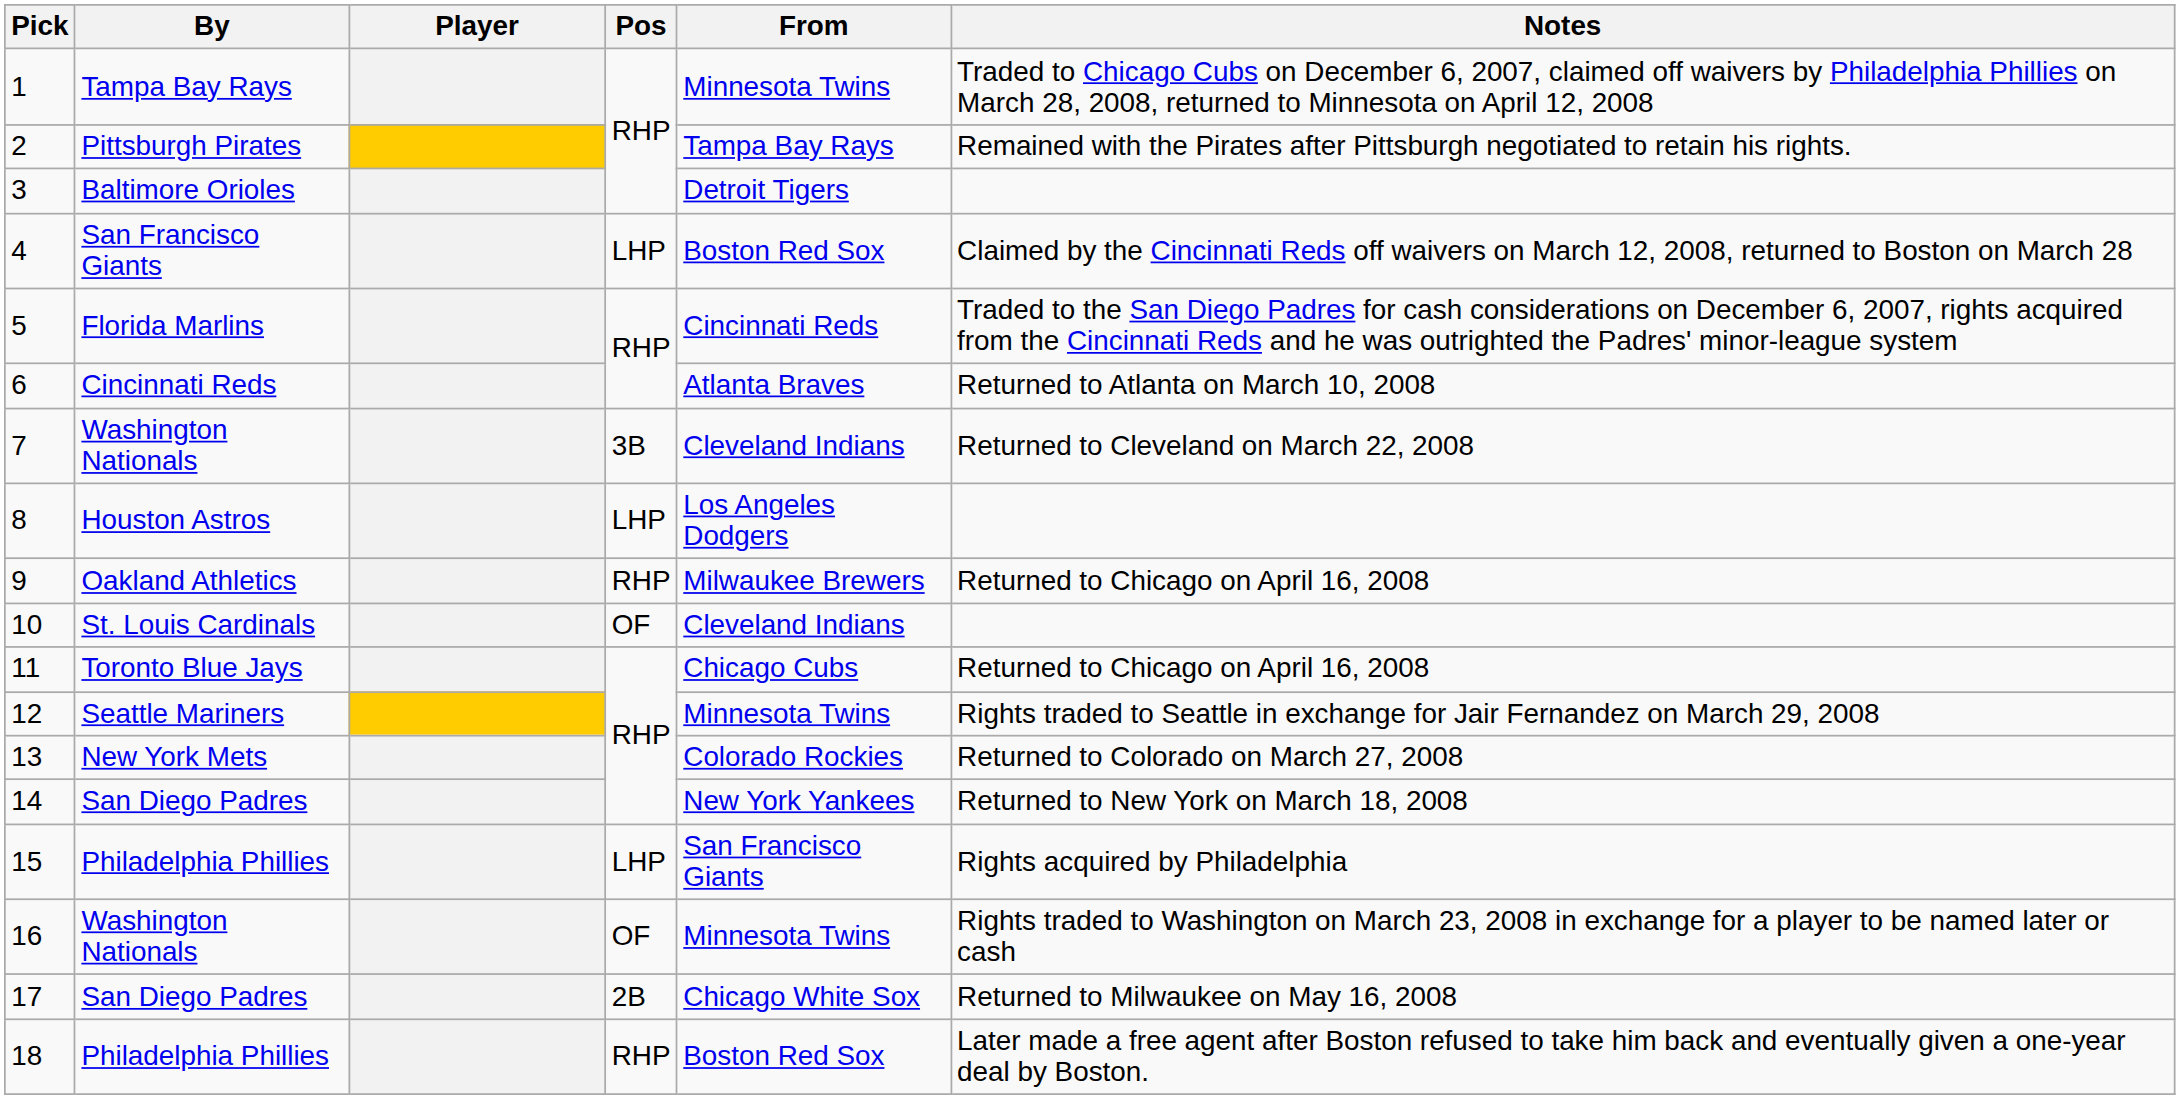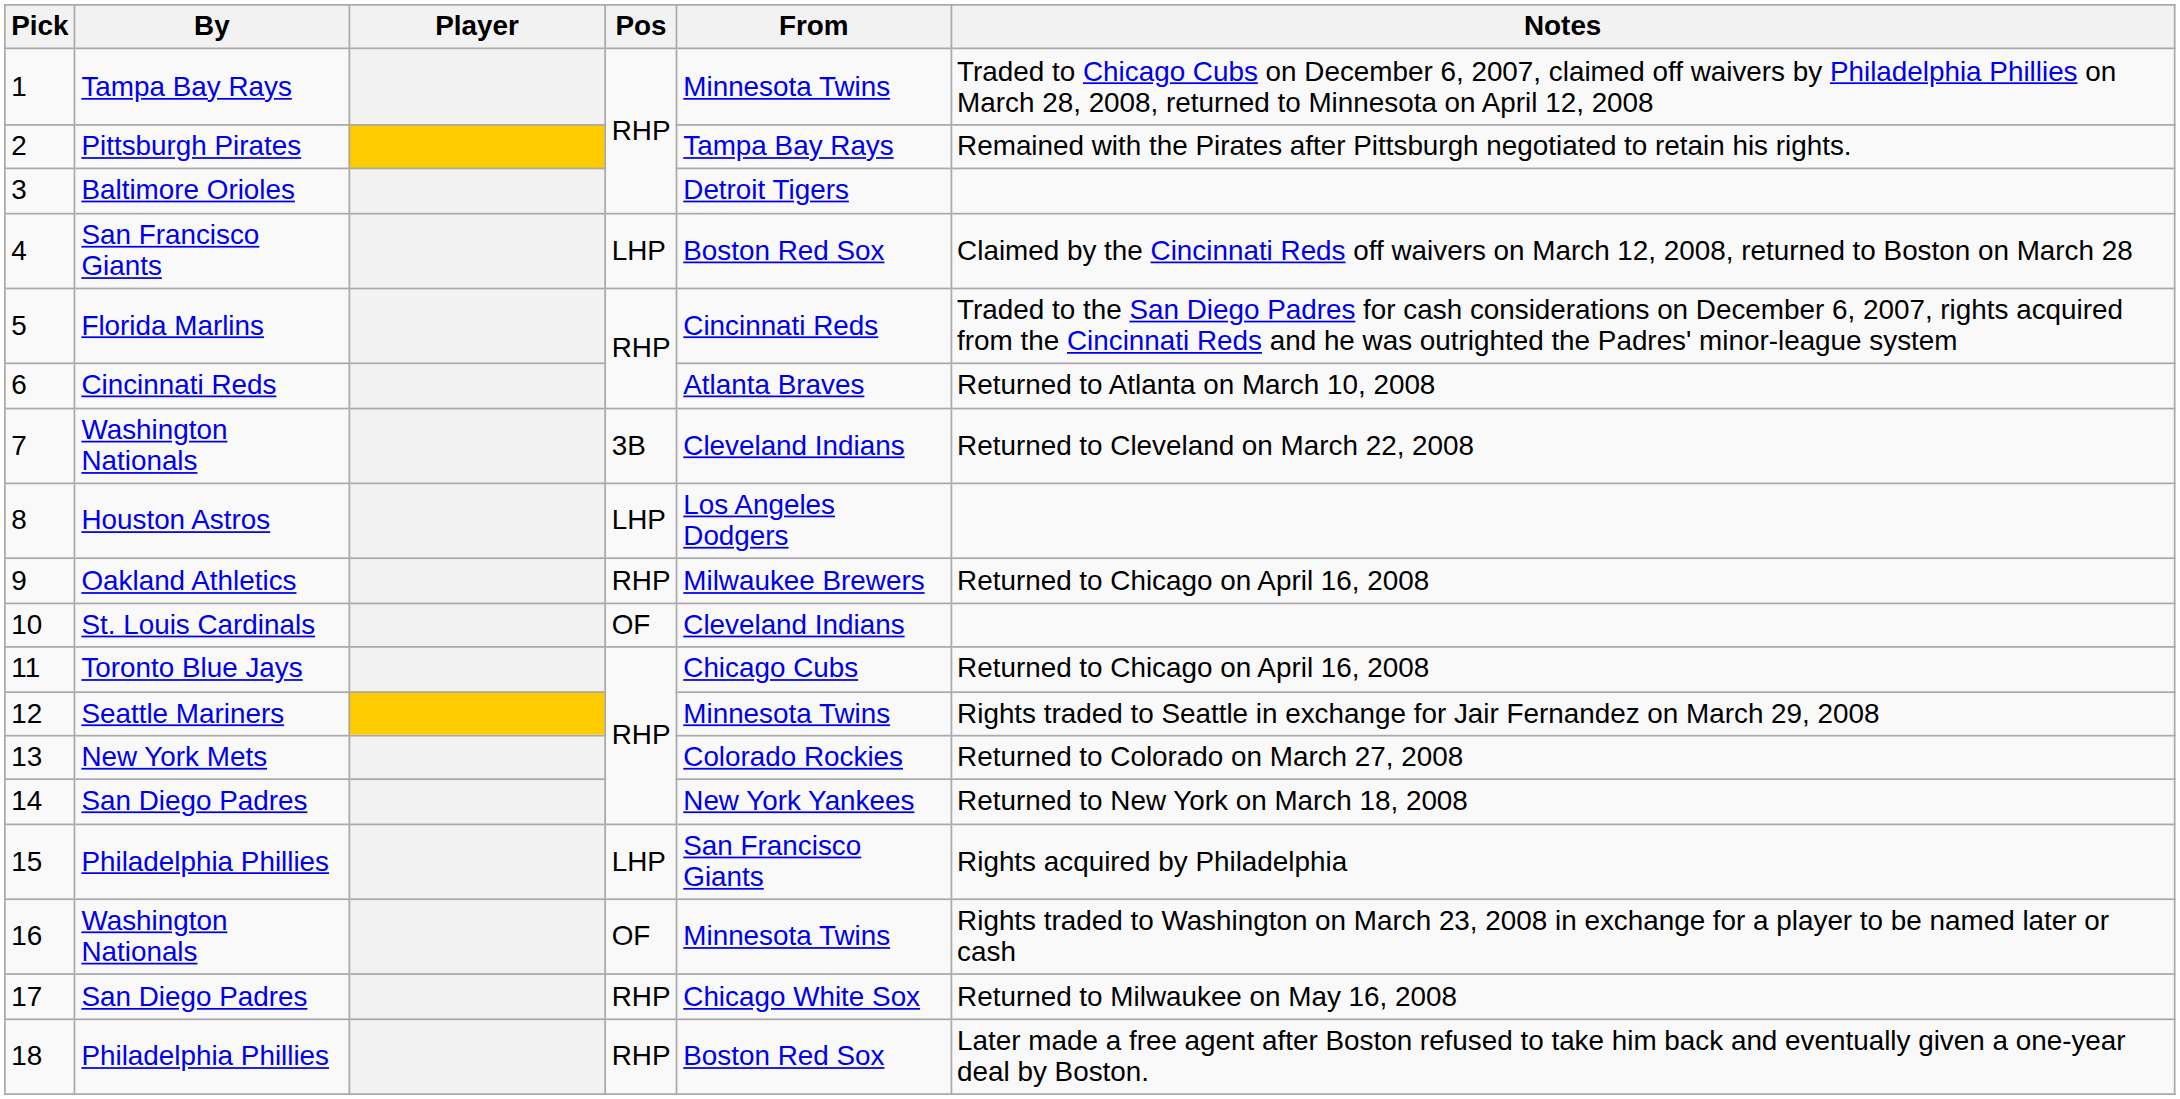(629, 996) 2B -> (641, 996) RHP
